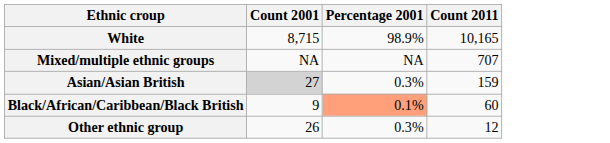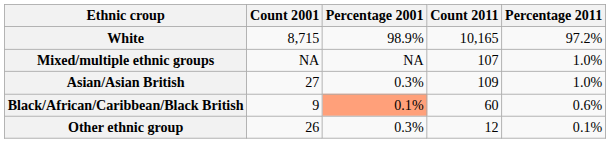+ column: (554, 15)
(488, 60) 707 -> (488, 60) 107
(312, 82) lightgrey background -> (312, 82) no background
(488, 82) 159 -> (488, 82) 109
